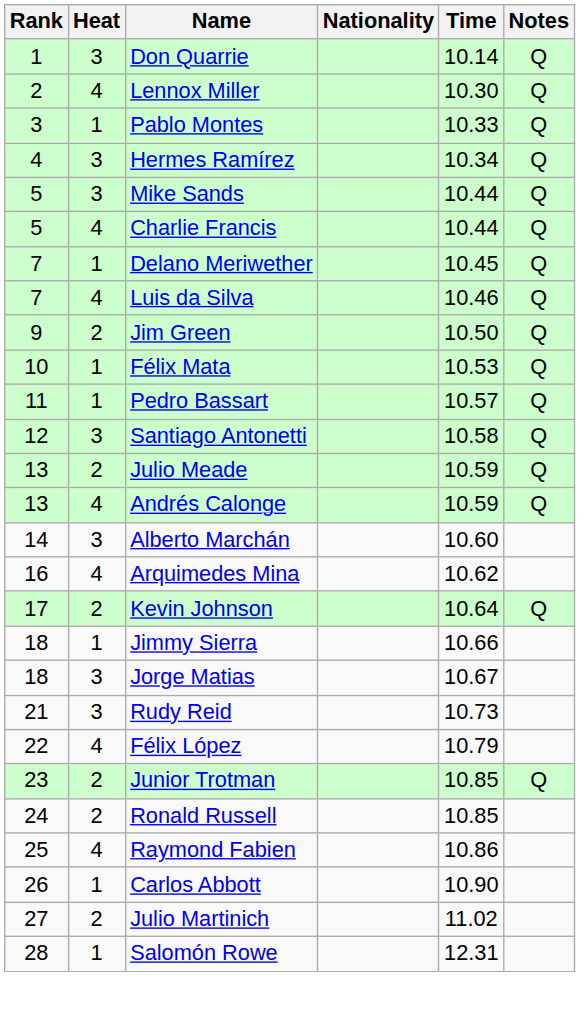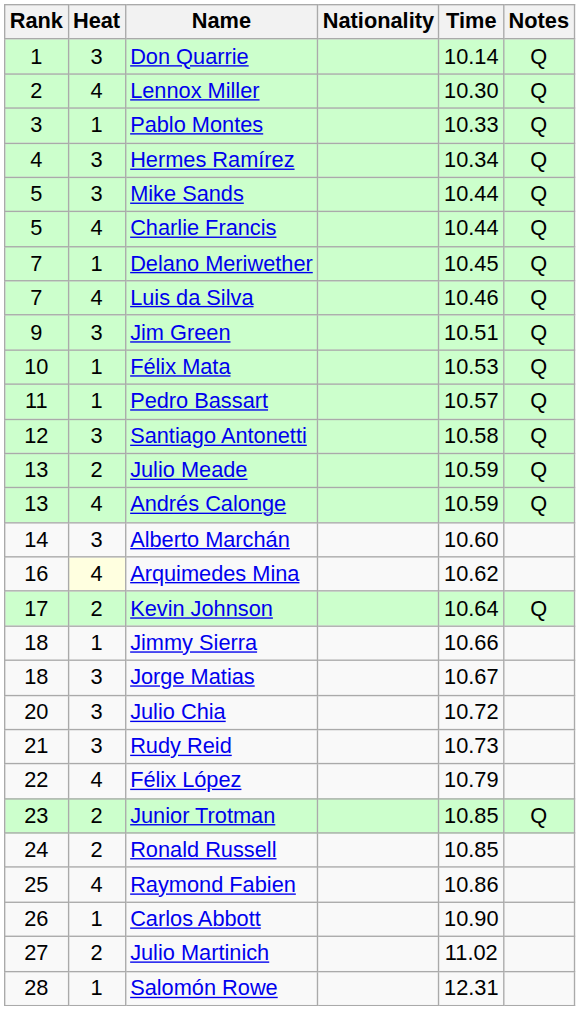(97, 332) 2 -> (97, 332) 3
(471, 332) 10.50 -> (471, 332) 10.51
(97, 573) no background -> (97, 573) lightyellow background
+ row: (178, 711)
